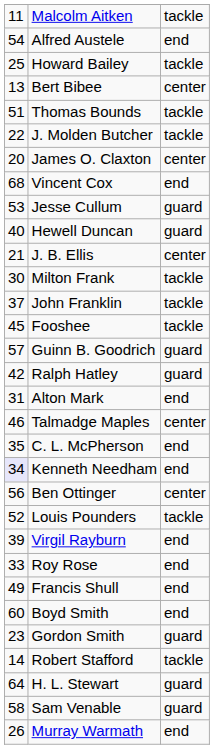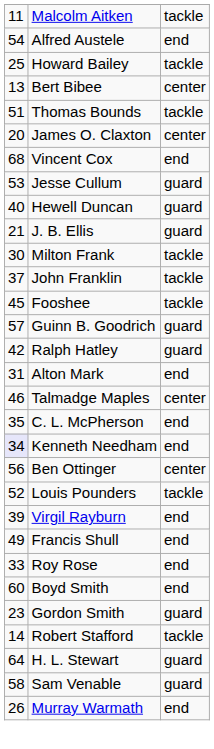- row: (92, 135)
(185, 254) center -> (183, 231) guard
rows swapped: (65, 565) <-> (75, 588)
